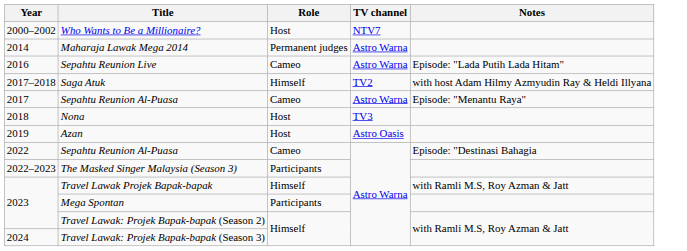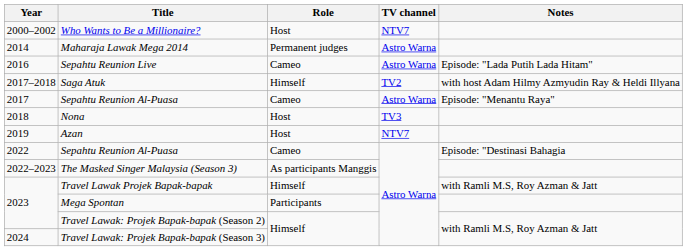(378, 133) Astro Oasis -> (395, 133) NTV7
(296, 168) Participants -> (323, 168) As participants Manggis
